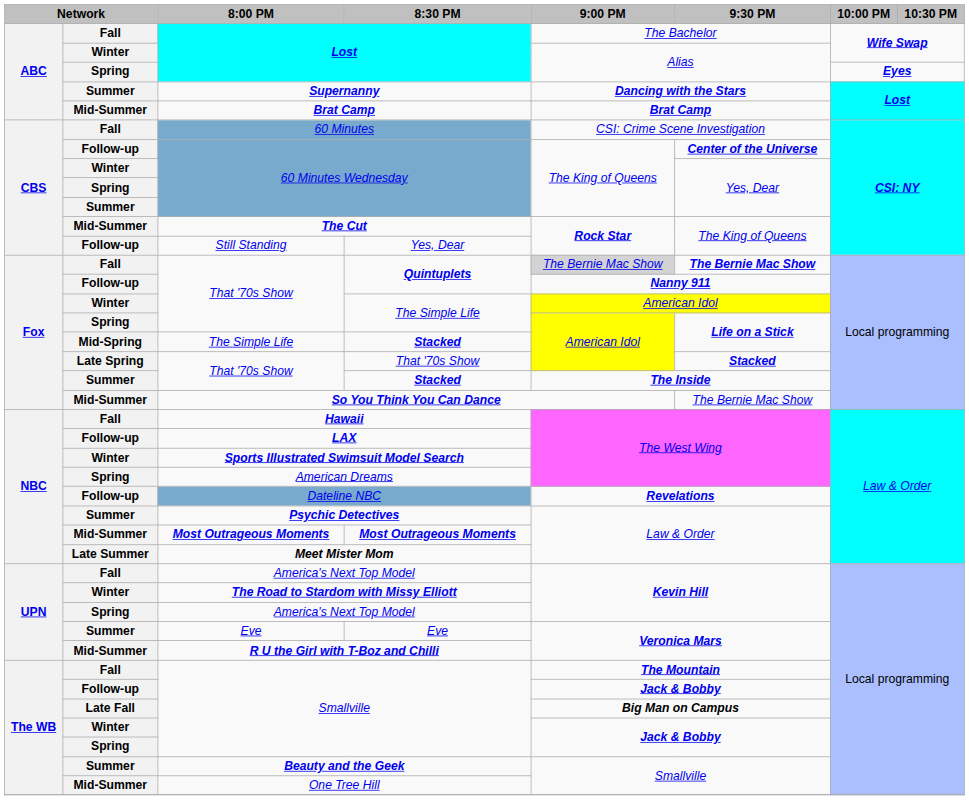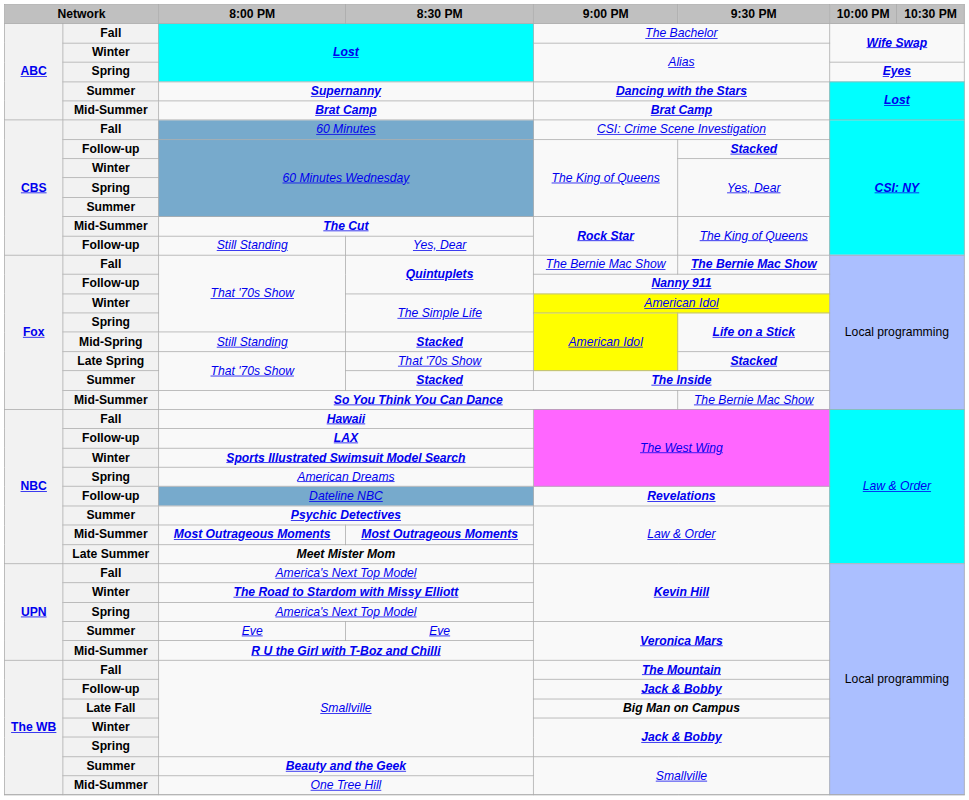(752, 149) Center of the Universe -> (754, 149) Stacked
(603, 264) lightgrey background -> (606, 264) no background
(251, 341) The Simple Life -> (252, 341) Still Standing
